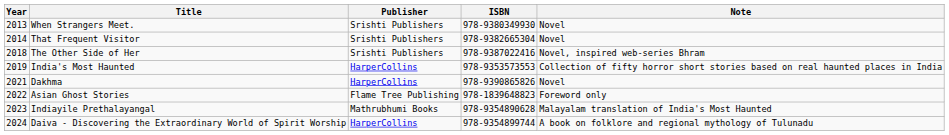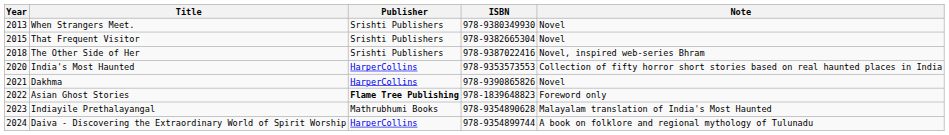(17, 39) 2014 -> (17, 39) 2015
(17, 67) 2019 -> (17, 67) 2020
(405, 95) normal -> (405, 95) bold
